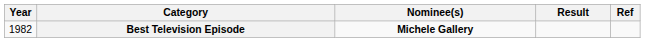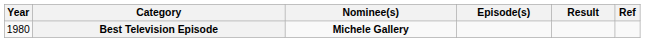+ column: (504, 13)
(20, 29) 1982 -> (18, 29) 1980
